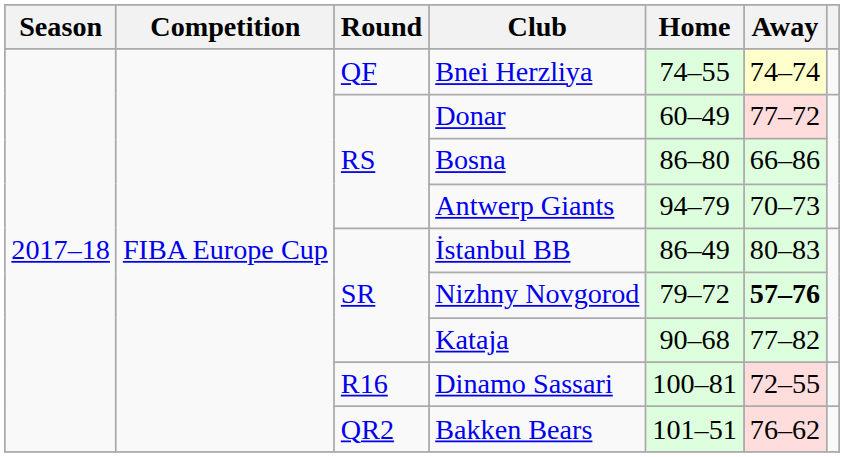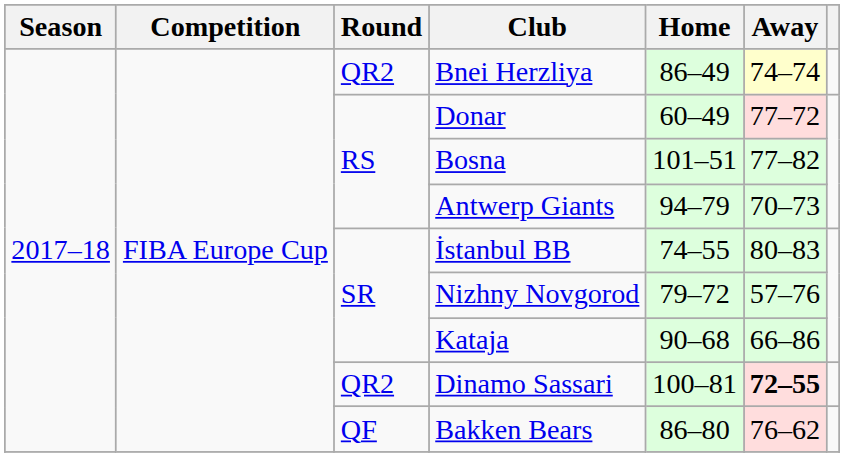(359, 71) QF -> (367, 71) QR2
(695, 71) 74–55 -> (695, 71) 86–49
(695, 160) 86–80 -> (695, 160) 101–51
(785, 160) 66–86 -> (785, 160) 77–82
(695, 250) 86–49 -> (695, 250) 74–55
(785, 294) bold -> (785, 294) normal
(785, 339) 77–82 -> (785, 339) 66–86
(364, 384) R16 -> (367, 384) QR2
(785, 384) normal -> (785, 384) bold
(367, 428) QR2 -> (359, 428) QF
(695, 428) 101–51 -> (695, 428) 86–80
